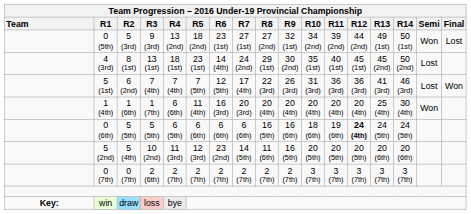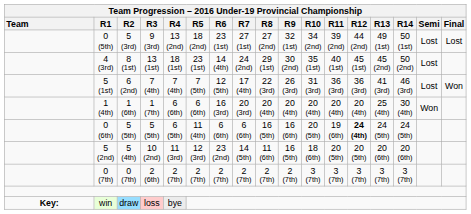(429, 42) Won -> (429, 42) Lost
(198, 108) 11 (4th) -> (198, 108) 6 (6th)
(198, 130) 6 (6th) -> (198, 130) 11 (4th)
(313, 130) 18 (6th) -> (313, 130) 20 (5th)
(313, 153) 20 (5th) -> (313, 153) 18 (6th)
